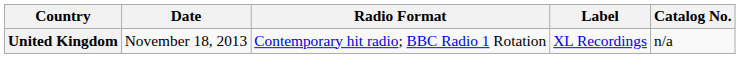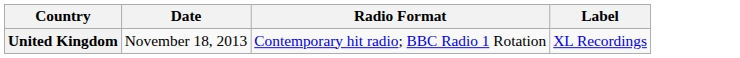- column: (693, 16)
